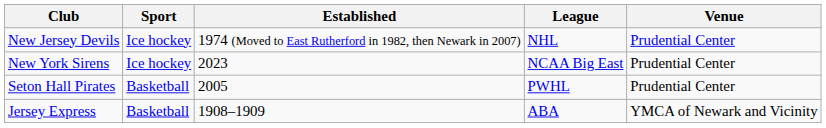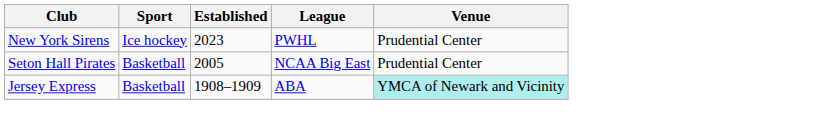- row: (64, 39)
(576, 63) NCAA Big East -> (295, 39) PWHL
(549, 87) PWHL -> (322, 63) NCAA Big East
(724, 110) no background -> (471, 87) paleturquoise background
